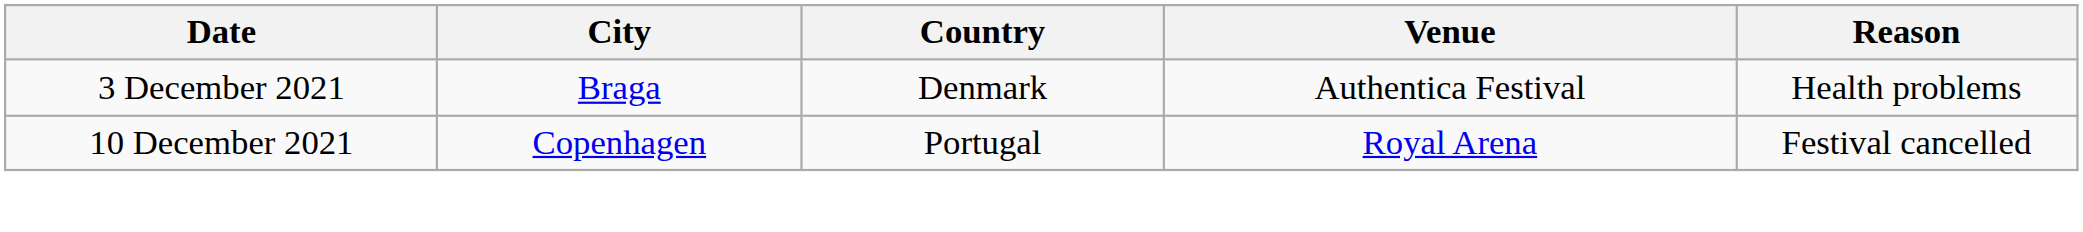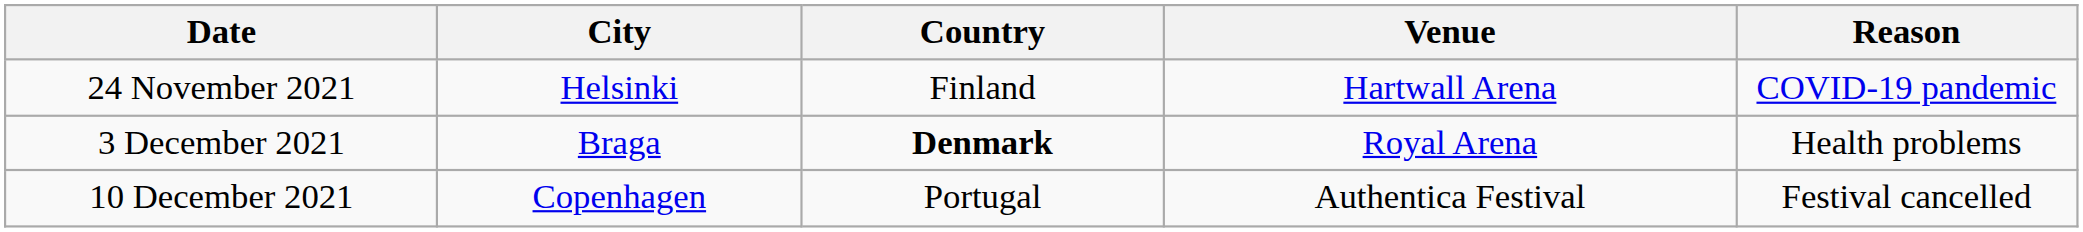+ row: (221, 87)
(983, 87) normal -> (983, 142) bold
(1450, 87) Authentica Festival -> (1450, 142) Royal Arena
(1450, 142) Royal Arena -> (1450, 197) Authentica Festival
